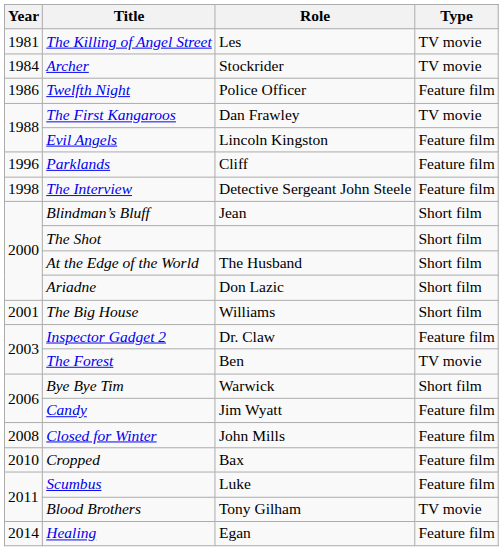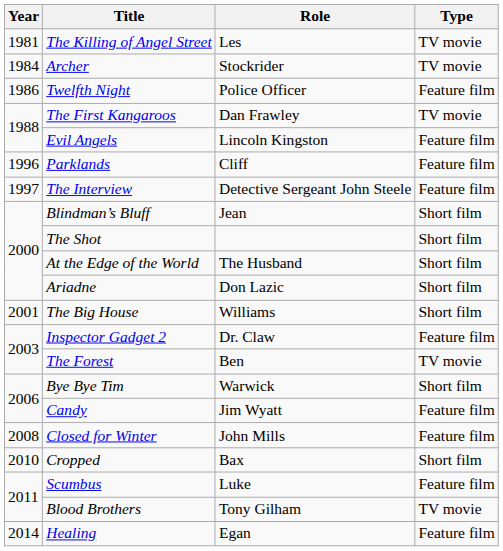(24, 189) 1998 -> (24, 189) 1997
(457, 459) Feature film -> (450, 459) Short film
